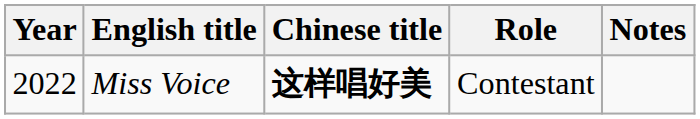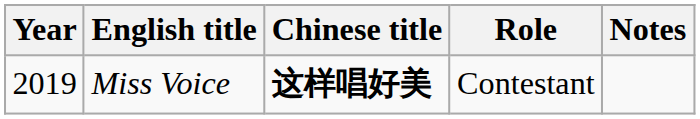(45, 84) 2022 -> (45, 84) 2019
